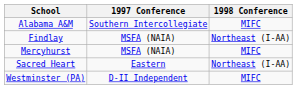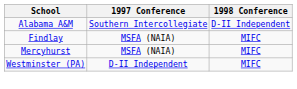(251, 24) MIFC -> (251, 24) D-II Independent
(251, 38) Northeast (I-AA) -> (251, 38) MIFC
- row: (46, 64)
